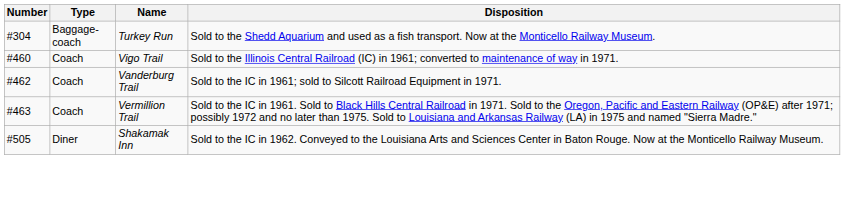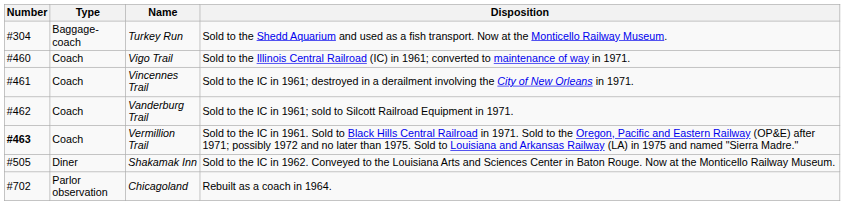+ row: (153, 82)
(19, 111) normal -> (19, 140) bold
+ row: (158, 186)
